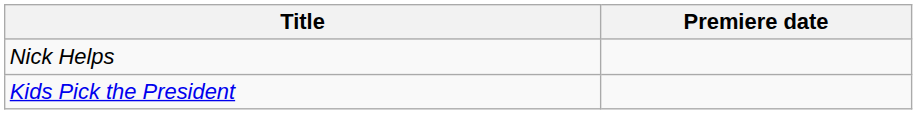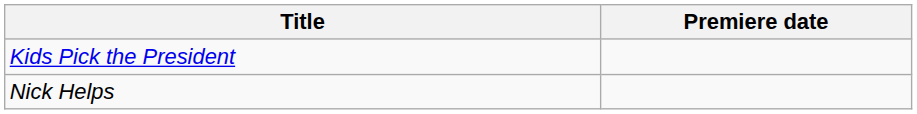rows swapped: (122, 91) <-> (62, 56)
